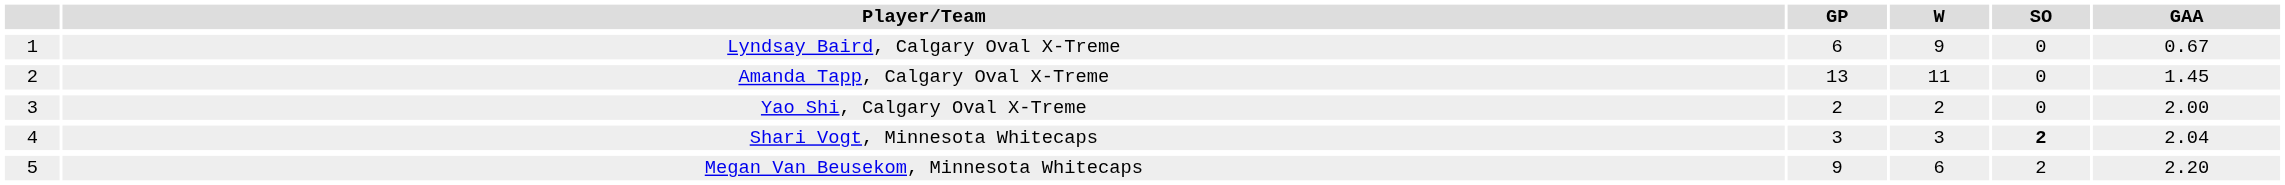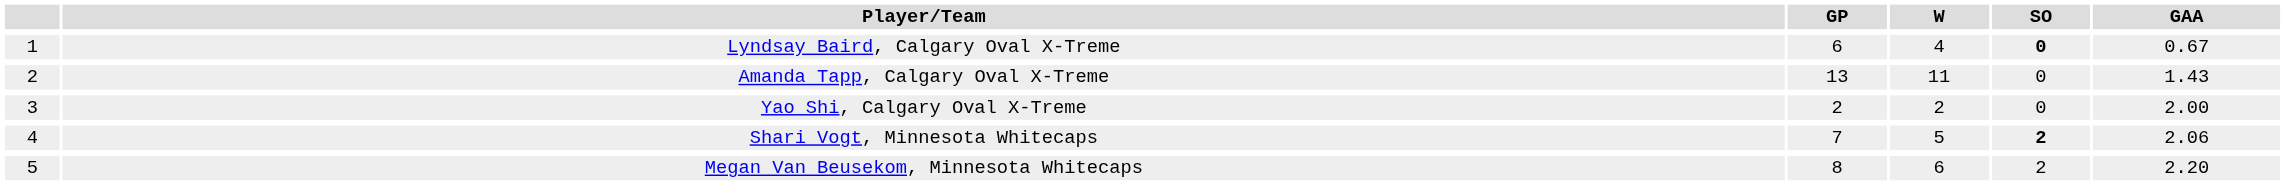(1939, 47) 9 -> (1939, 47) 4
(2041, 47) normal -> (2041, 47) bold
(2187, 77) 1.45 -> (2187, 77) 1.43
(1837, 138) 3 -> (1837, 138) 7
(1939, 138) 3 -> (1939, 138) 5
(2187, 138) 2.04 -> (2187, 138) 2.06
(1837, 168) 9 -> (1837, 168) 8
